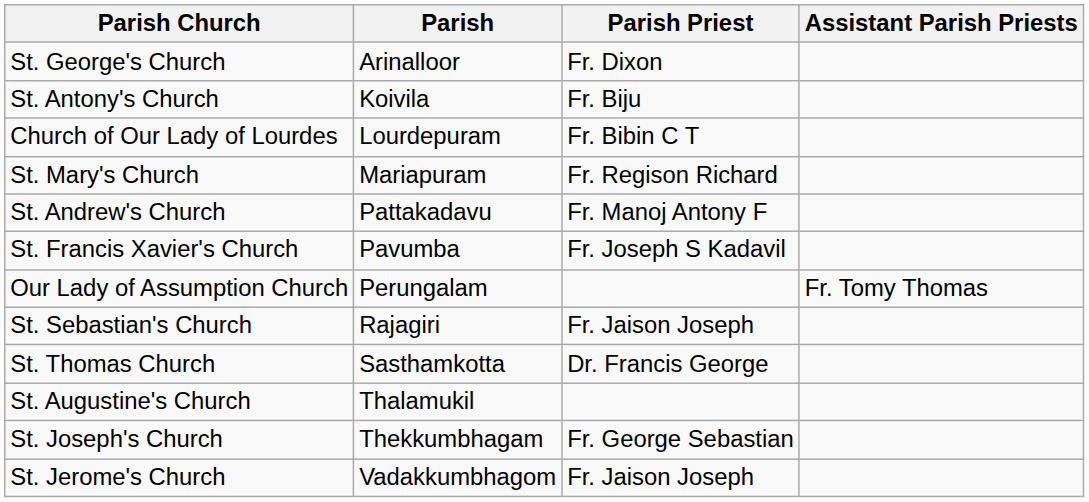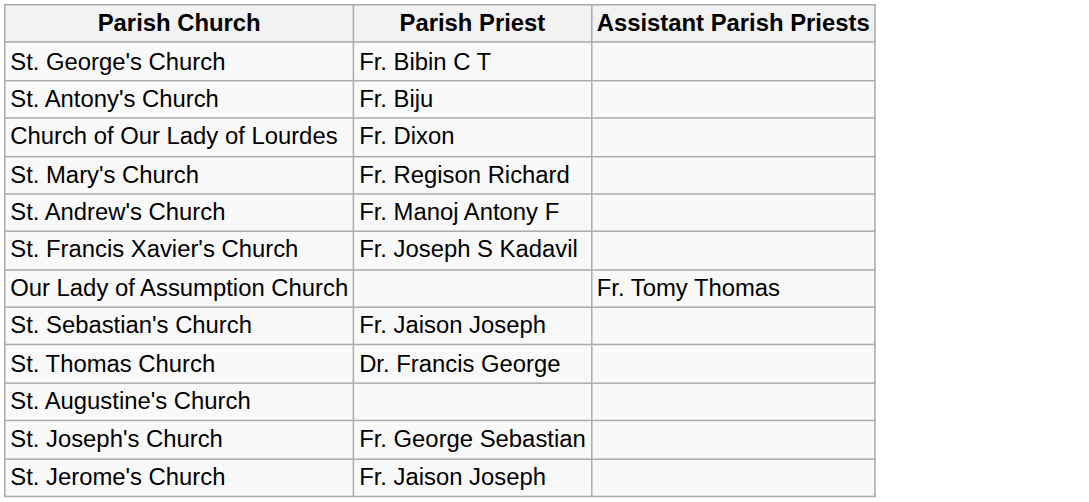- column: (458, 23)
(615, 61) Fr. Dixon -> (425, 61) Fr. Bibin C T
(633, 136) Fr. Bibin C T -> (407, 136) Fr. Dixon
